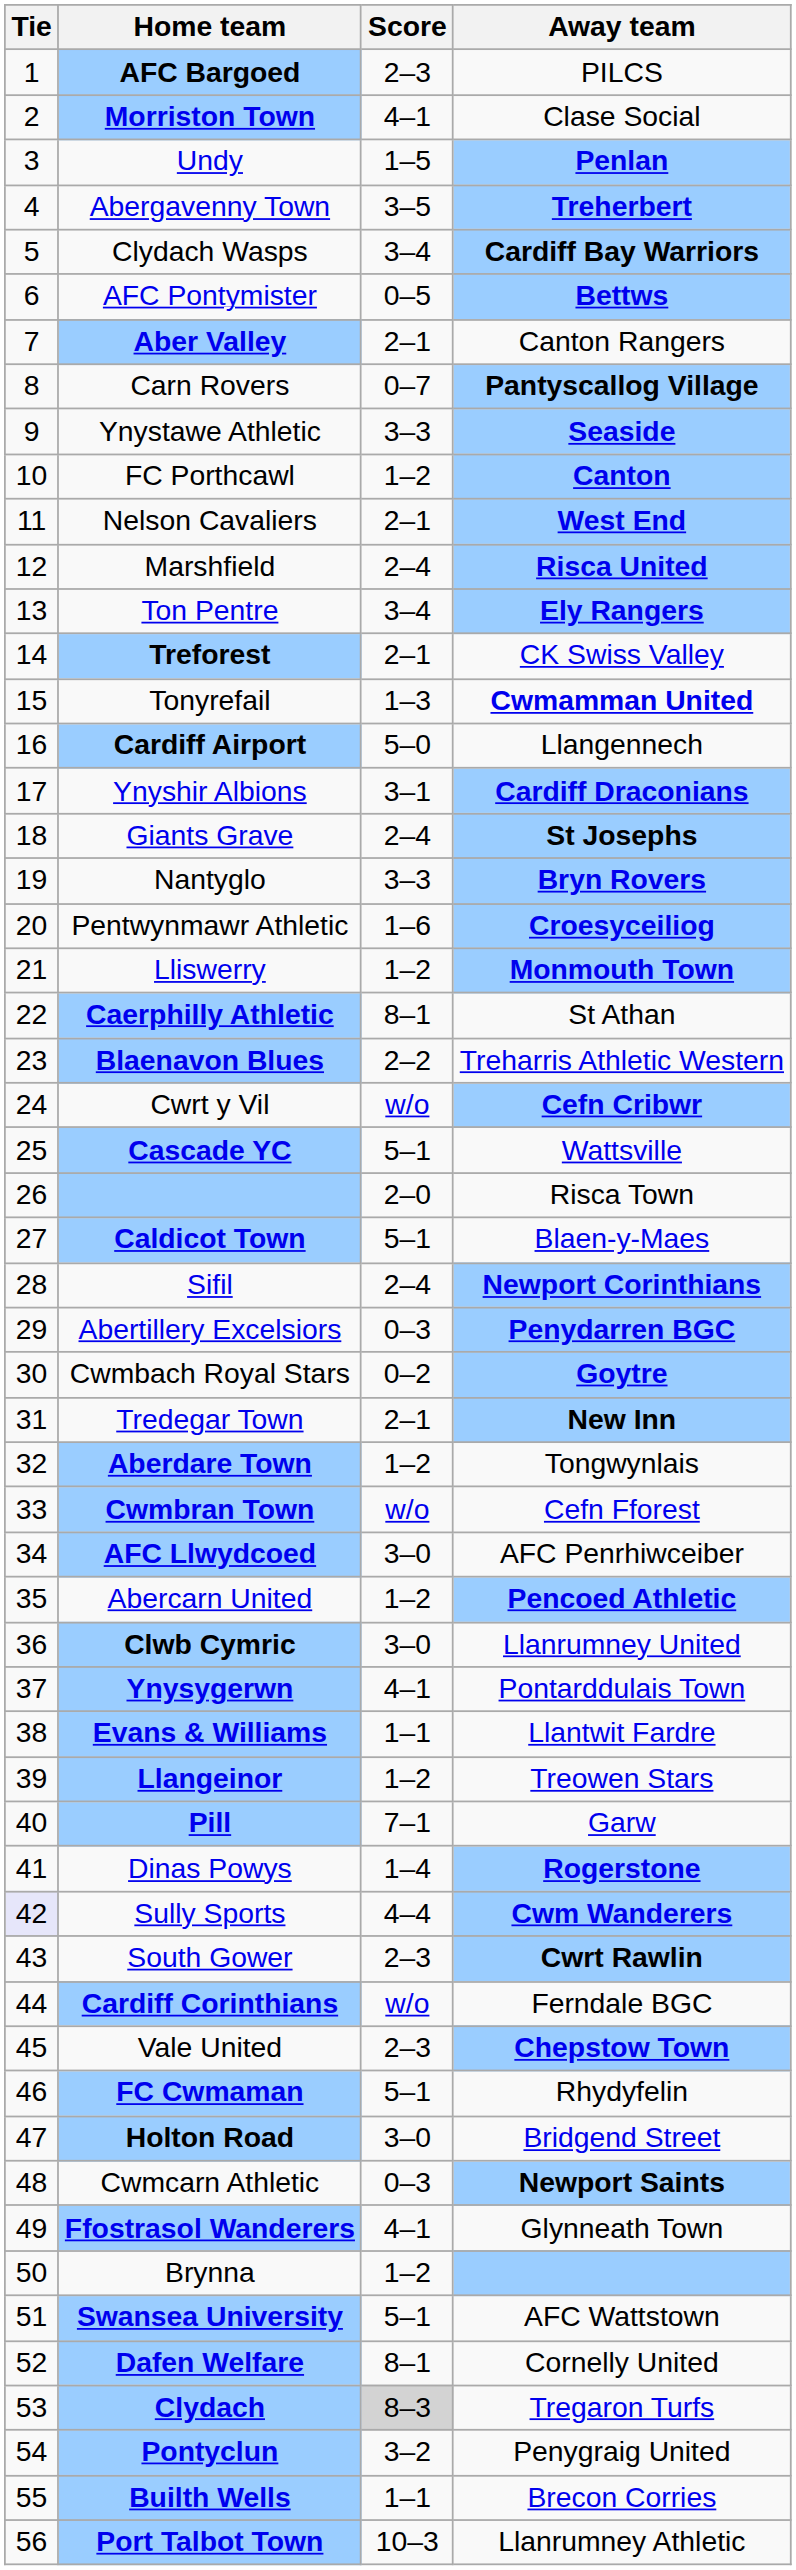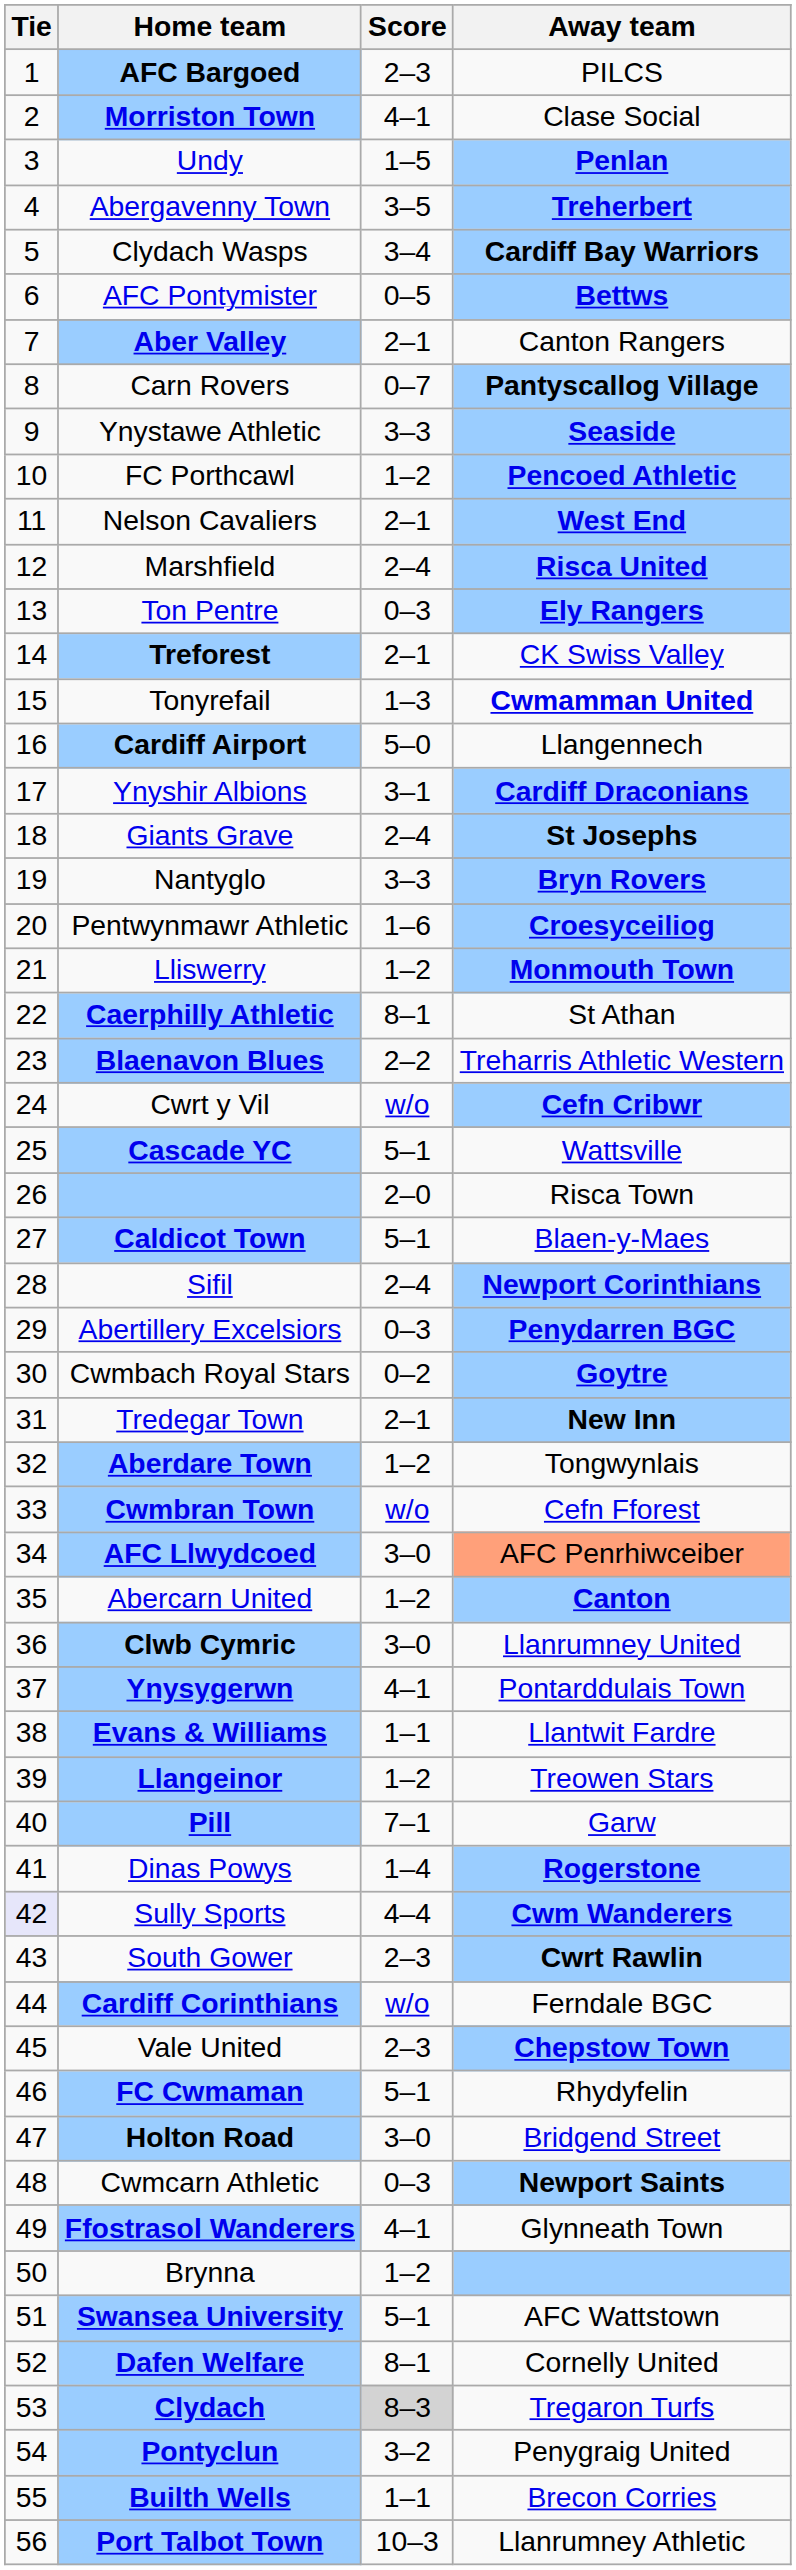(622, 476) Canton -> (622, 476) Pencoed Athletic
(407, 610) 3–4 -> (407, 610) 0–3
(622, 1554) no background -> (622, 1554) lightsalmon background
(622, 1598) Pencoed Athletic -> (622, 1598) Canton
